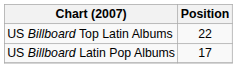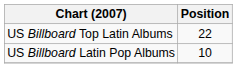(205, 53) 17 -> (205, 53) 10
